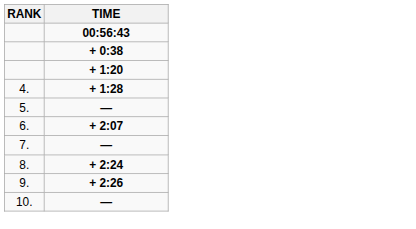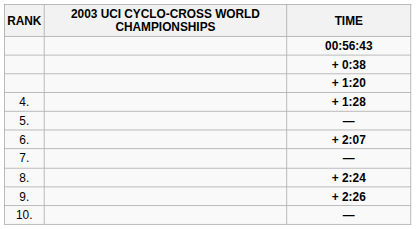+ column: (165, 21)
